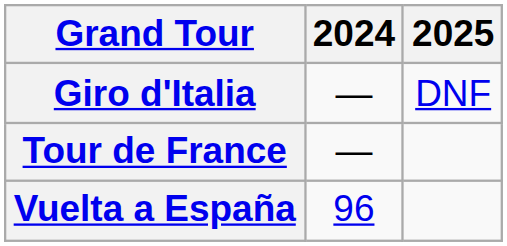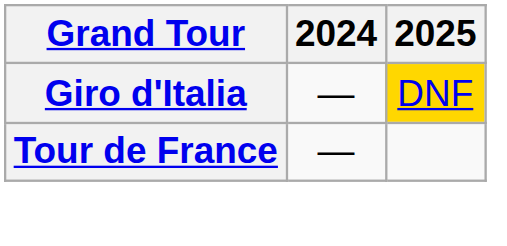(453, 92) no background -> (435, 92) gold background
- row: (155, 209)
